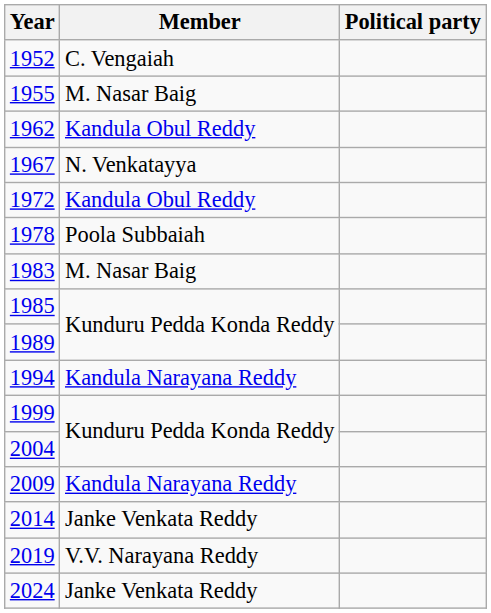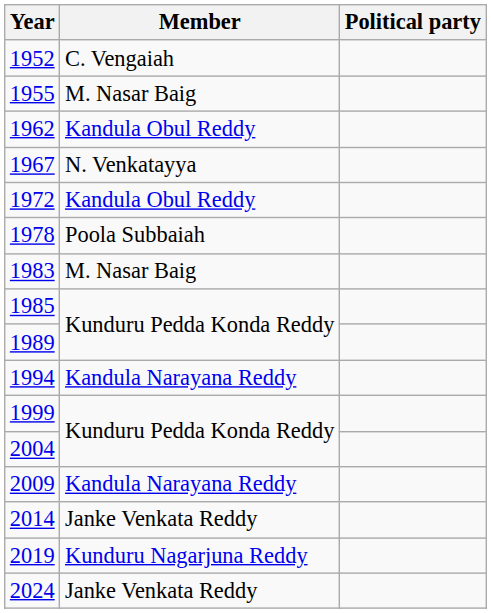(162, 555) V.V. Narayana Reddy -> (186, 555) Kunduru Nagarjuna Reddy
